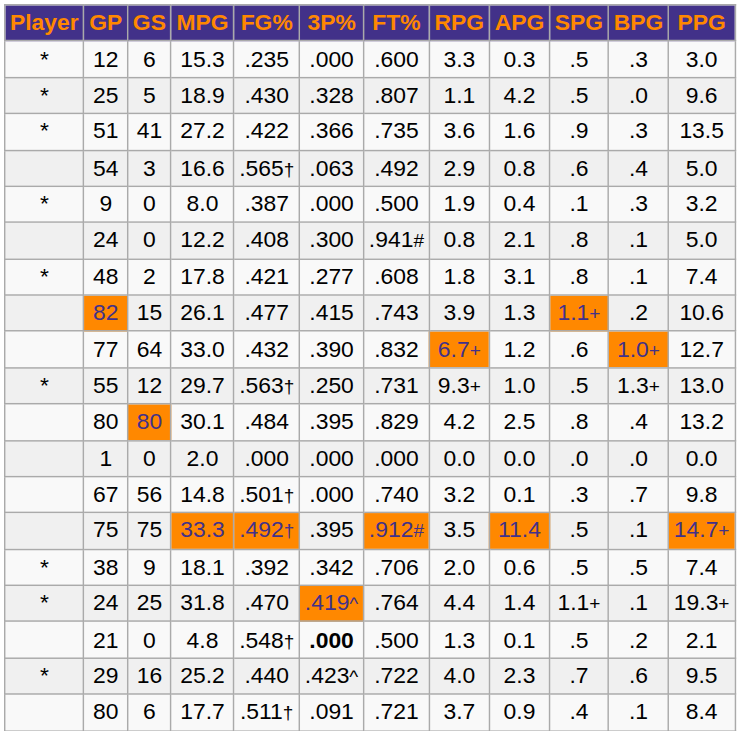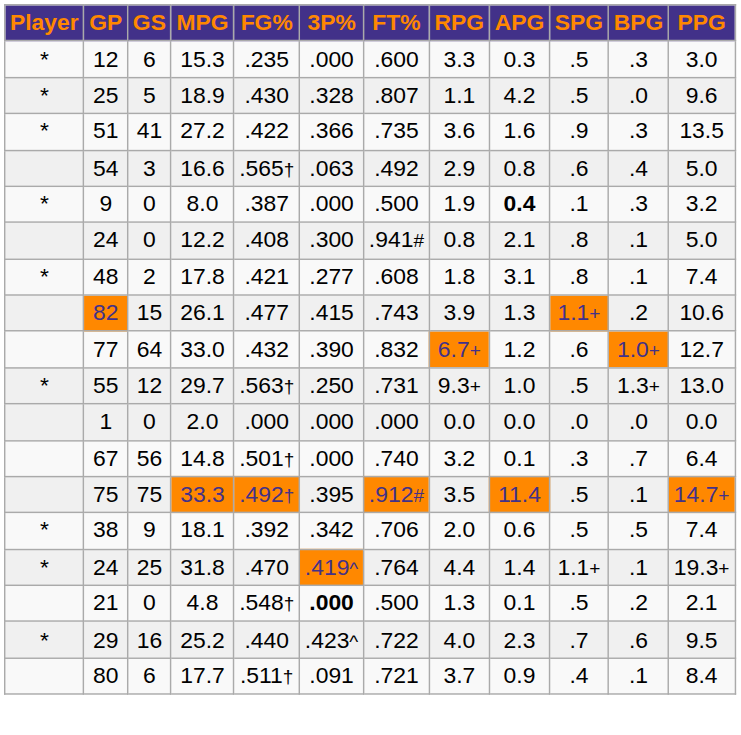(519, 204) normal -> (519, 204) bold
- row: (203, 421)
(702, 494) 9.8 -> (702, 458) 6.4
